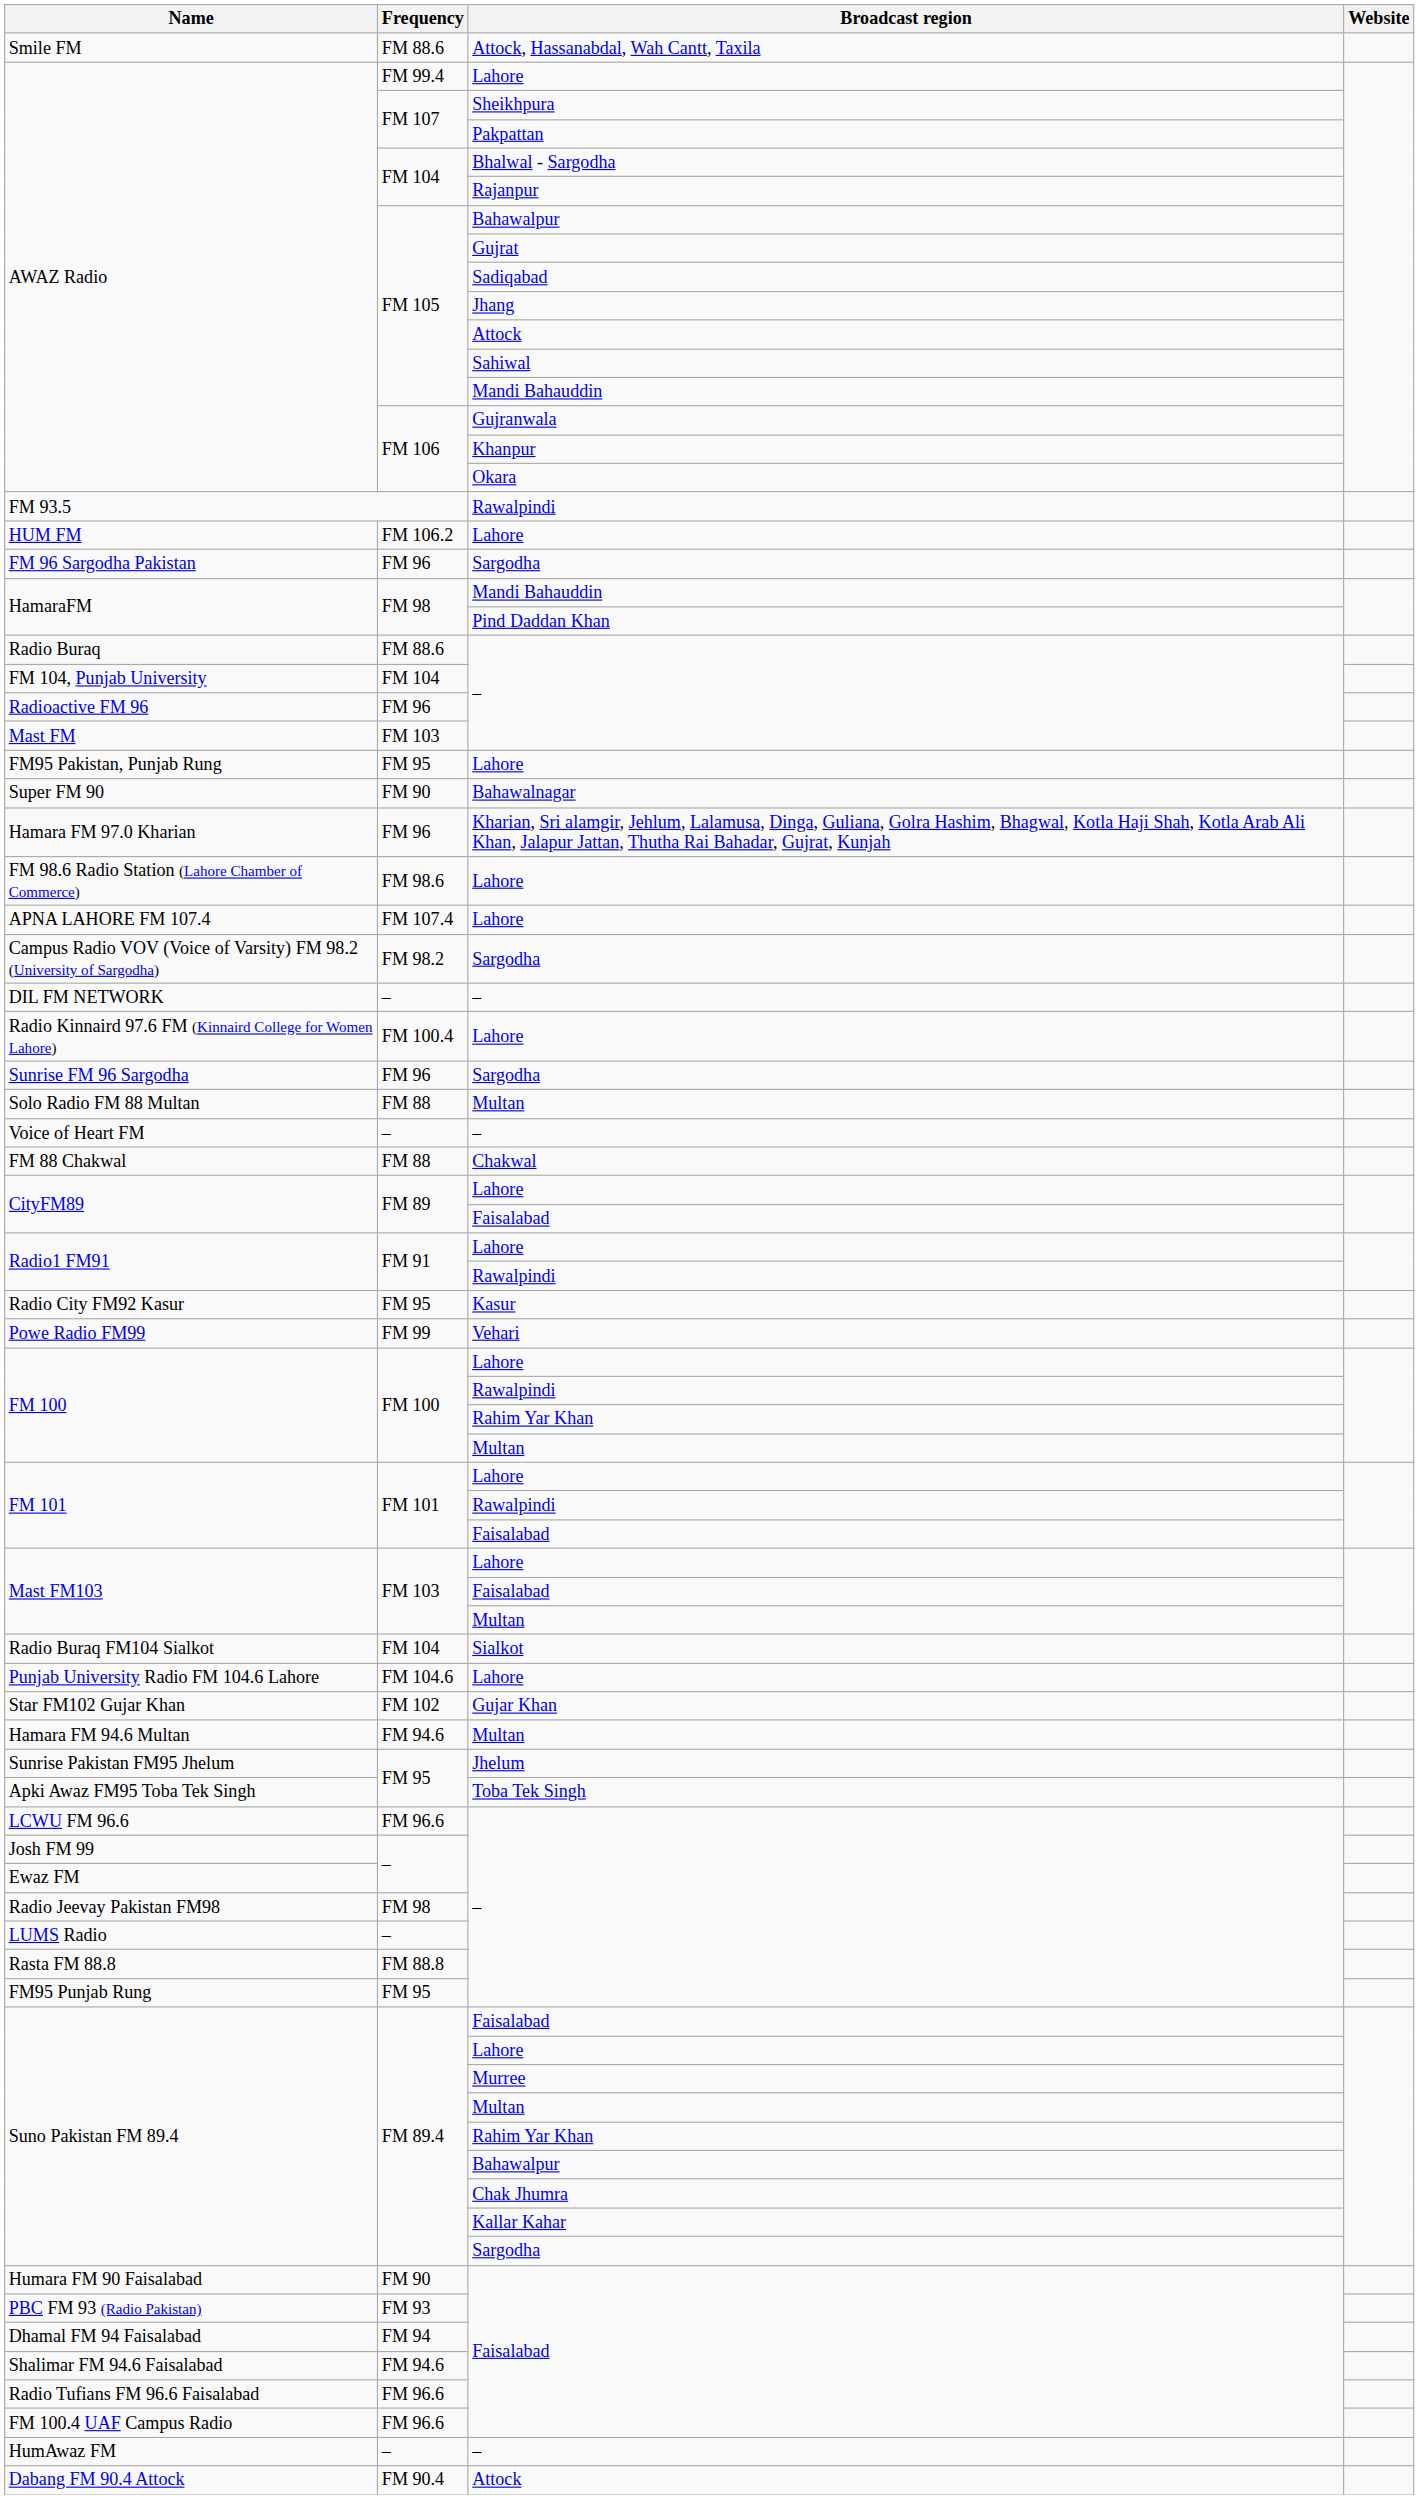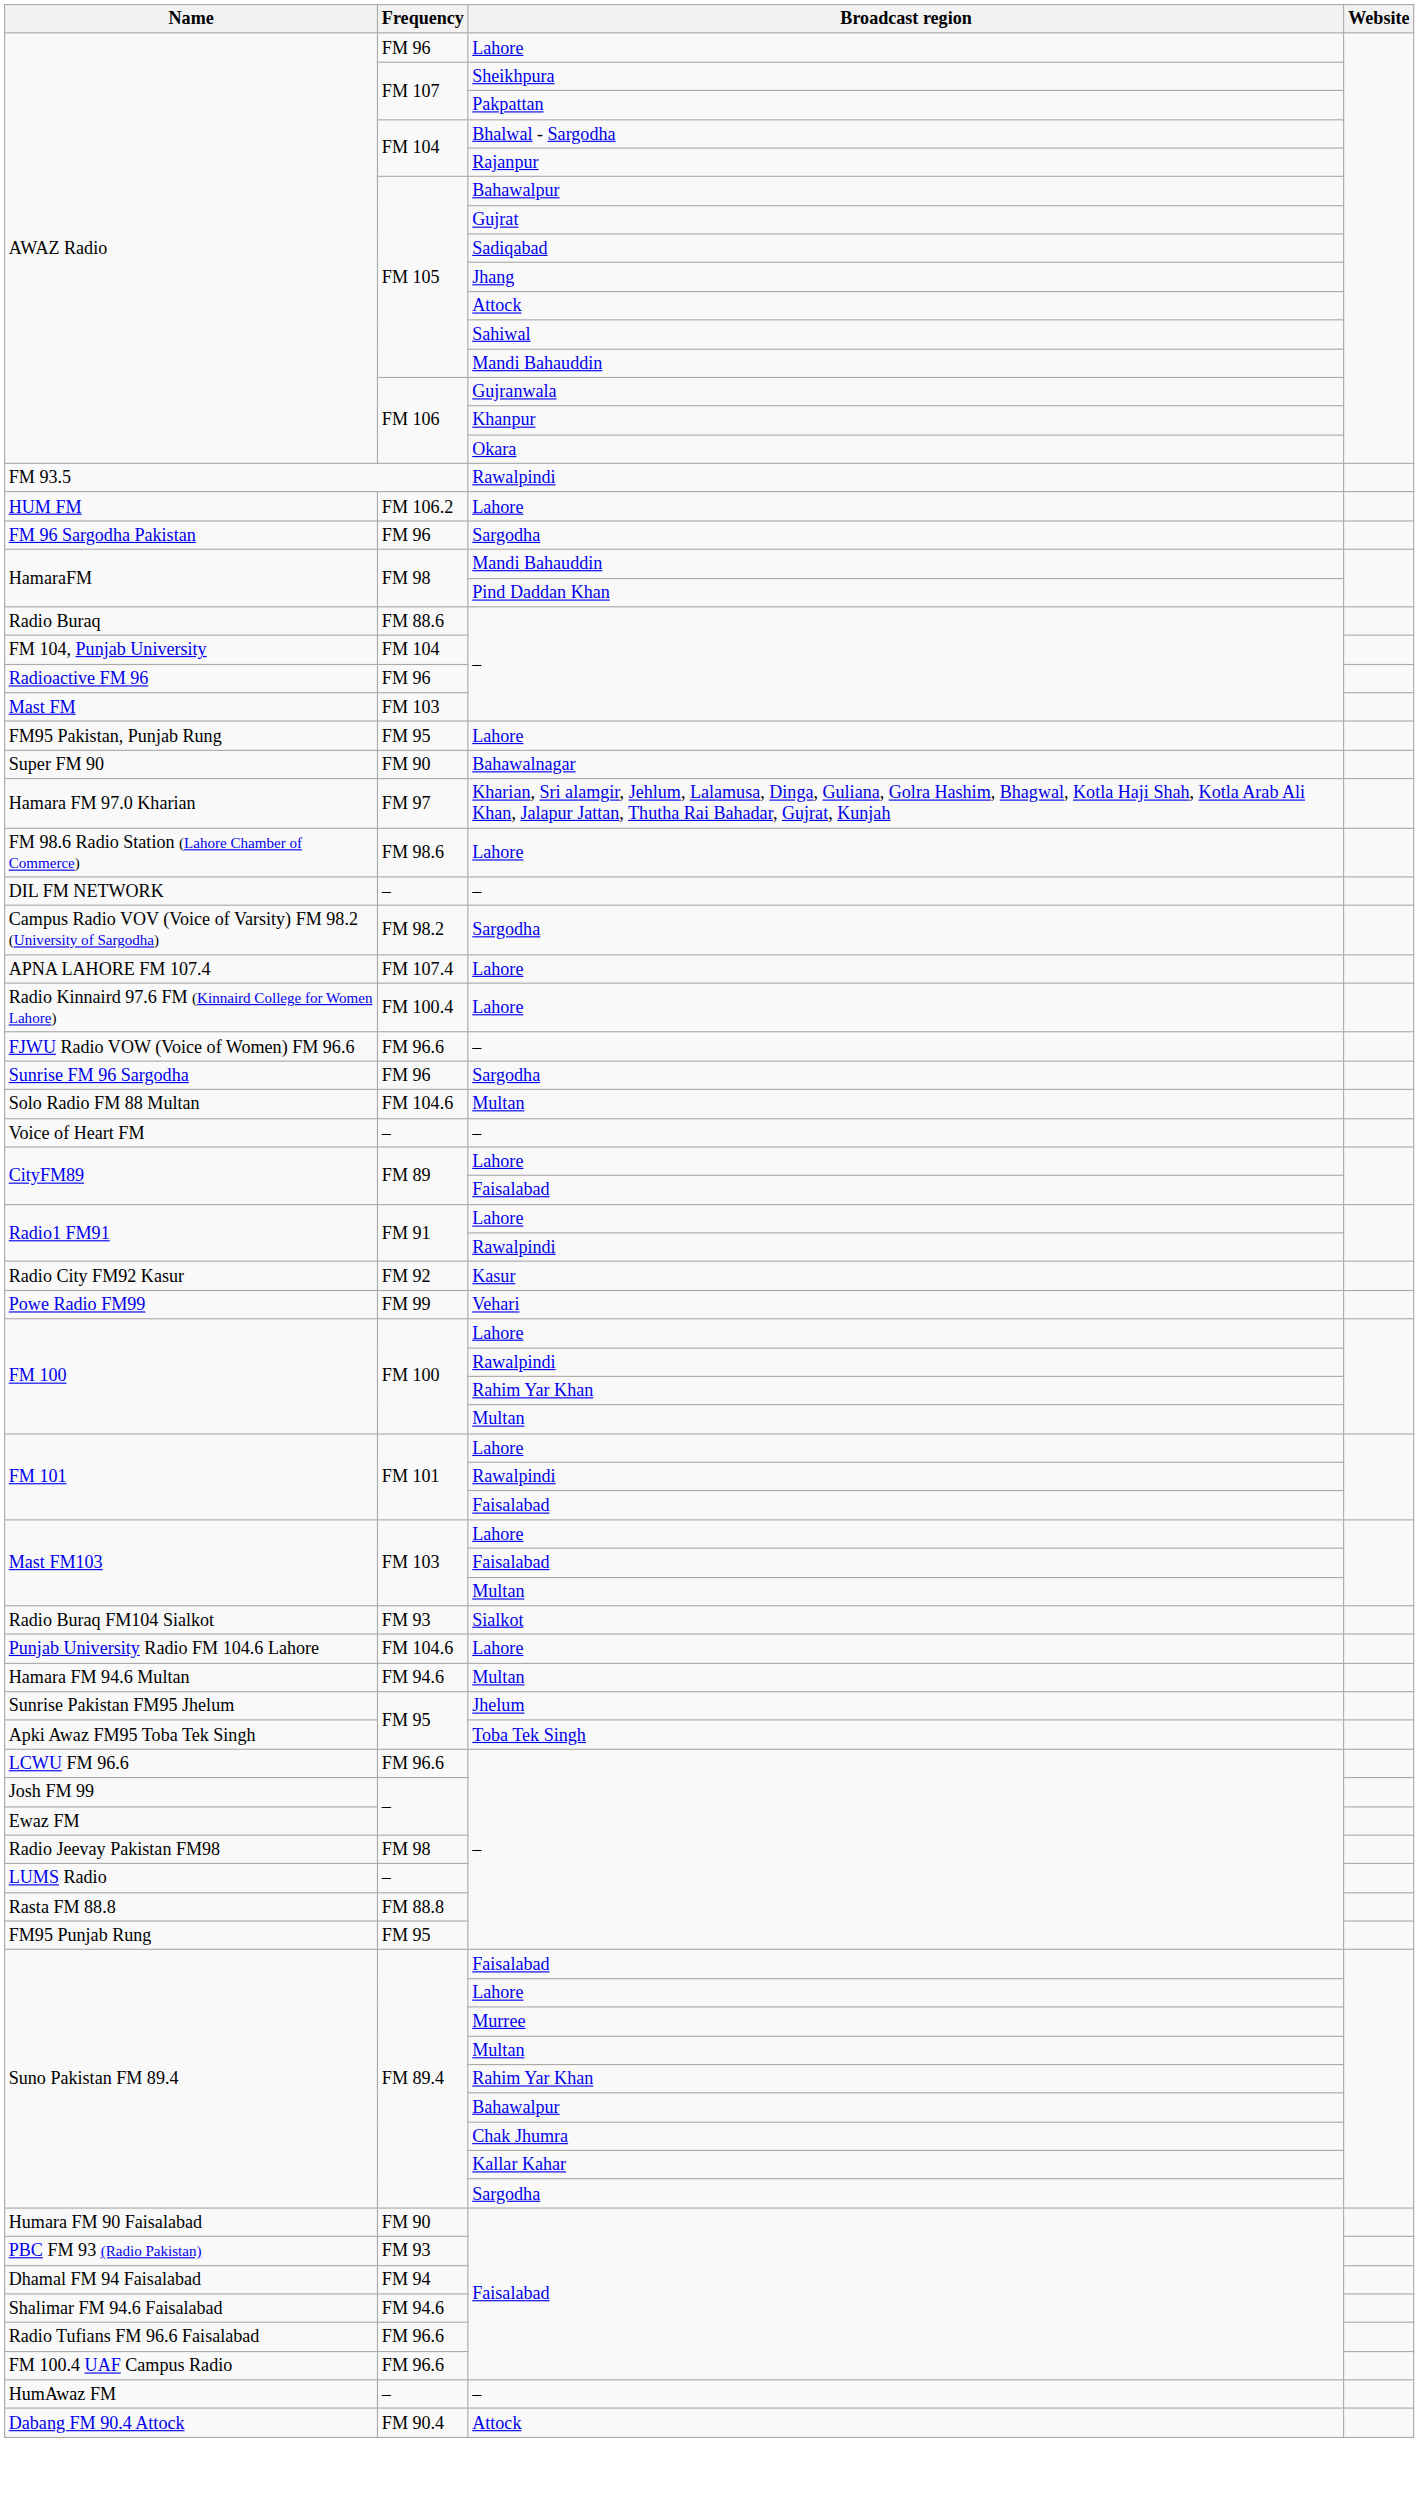- row: (45, 47)
(413, 76) FM 99.4 -> (406, 47) FM 96
(406, 831) FM 96 -> (406, 803) FM 97
rows swapped: (110, 919) <-> (86, 997)
+ row: (182, 1046)
(406, 1103) FM 88 -> (418, 1103) FM 104.6
- row: (67, 1161)
(406, 1304) FM 95 -> (406, 1275) FM 92
(411, 1648) FM 104 -> (406, 1619) FM 93
- row: (97, 1705)
